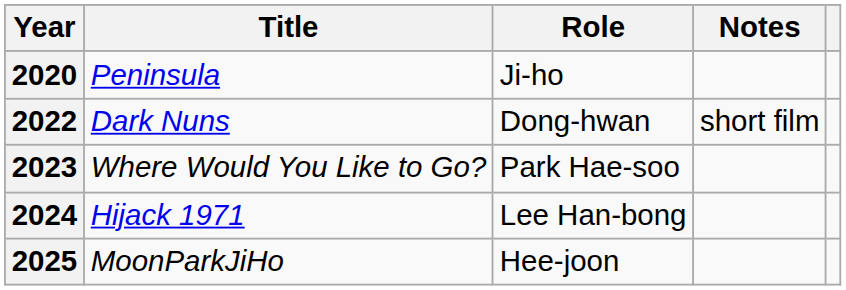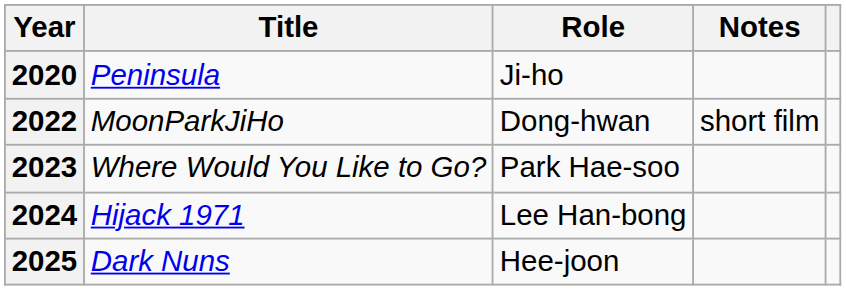(160, 121) Dark Nuns -> (187, 121) MoonParkJiHo
(187, 261) MoonParkJiHo -> (160, 261) Dark Nuns
